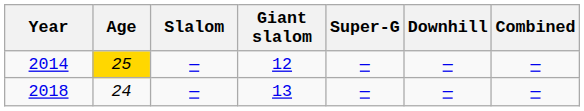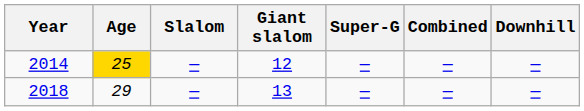columns swapped: (448, 28) <-> (536, 28)
(121, 92) 24 -> (121, 92) 29
